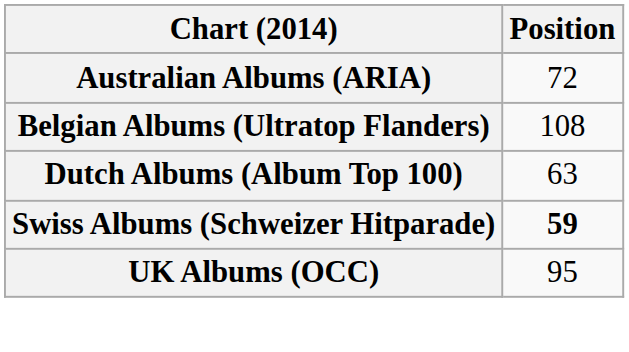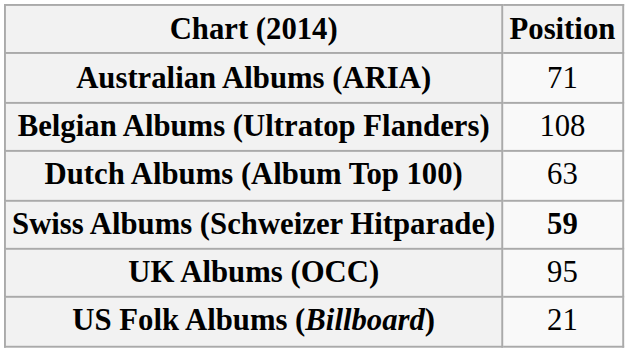(562, 77) 72 -> (562, 77) 71
+ row: (254, 321)
